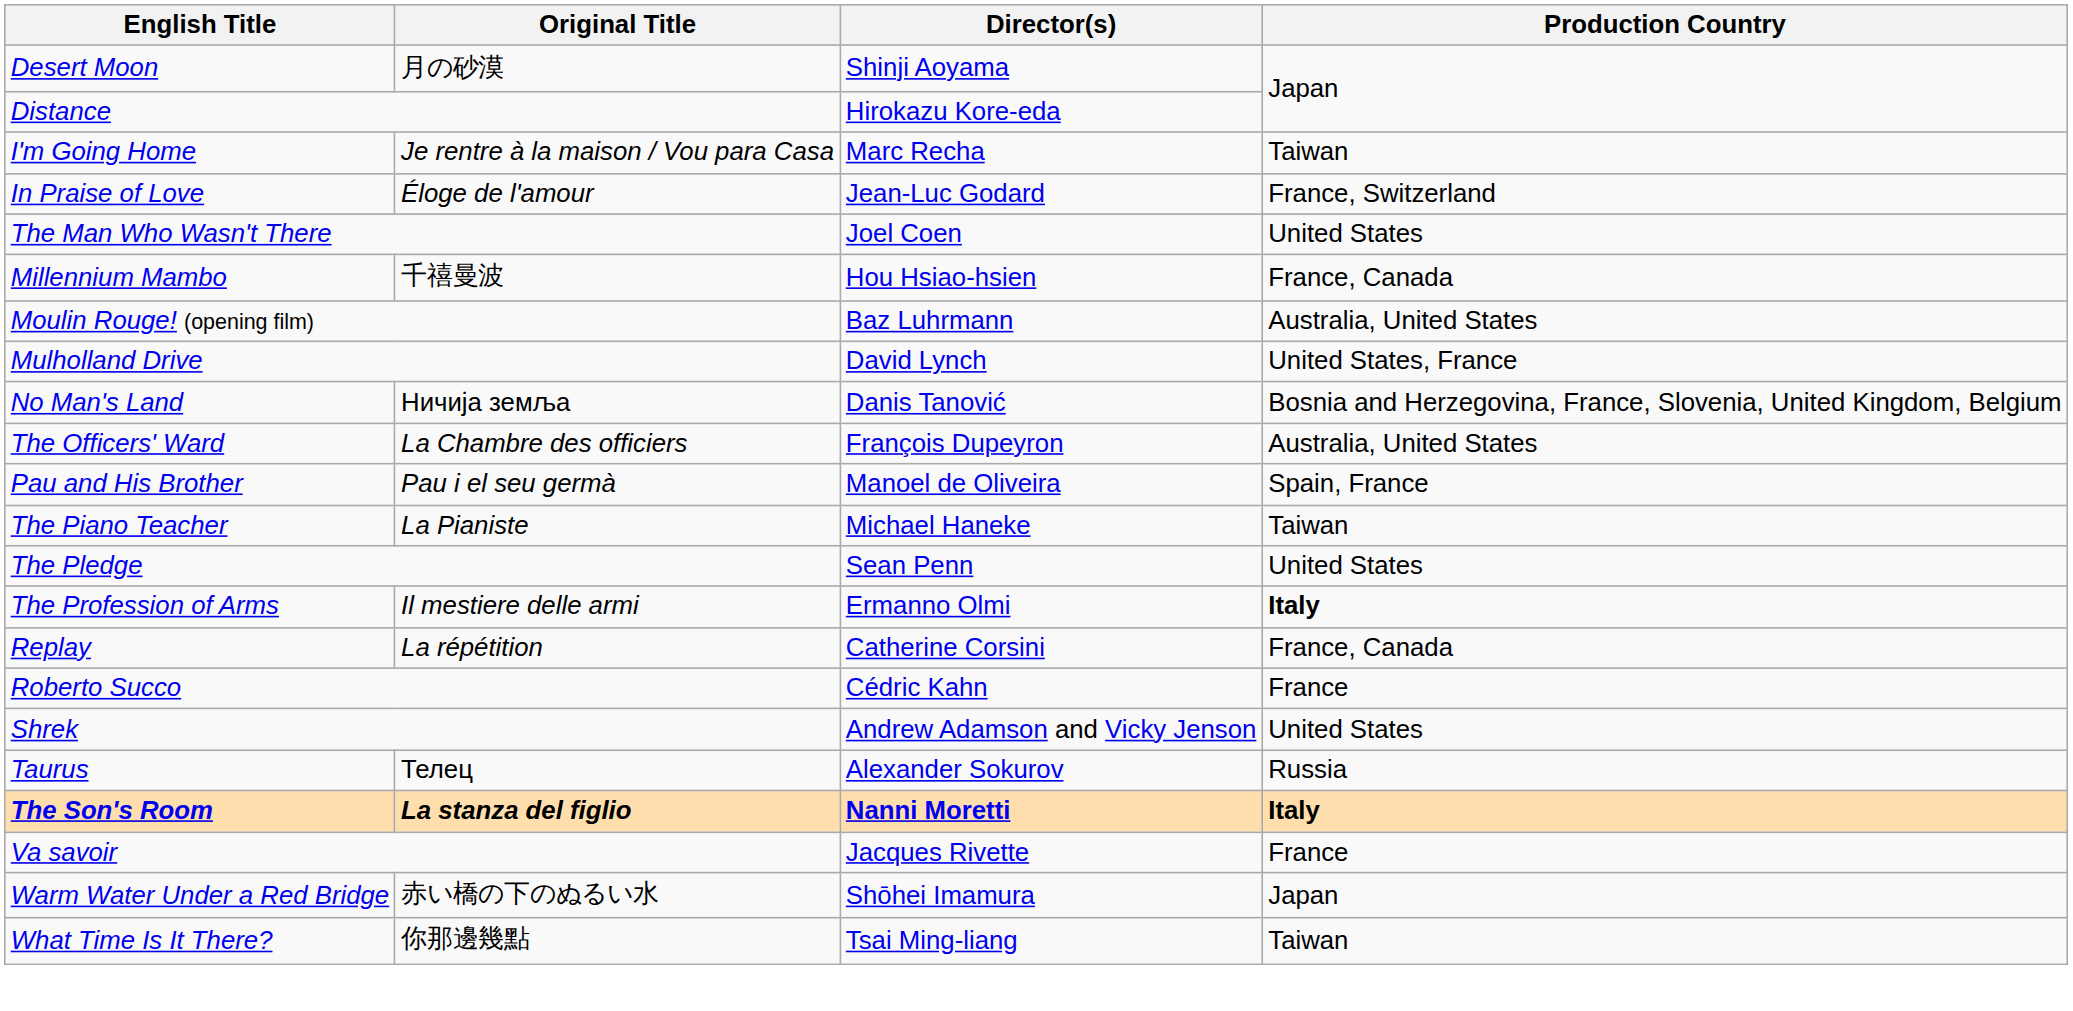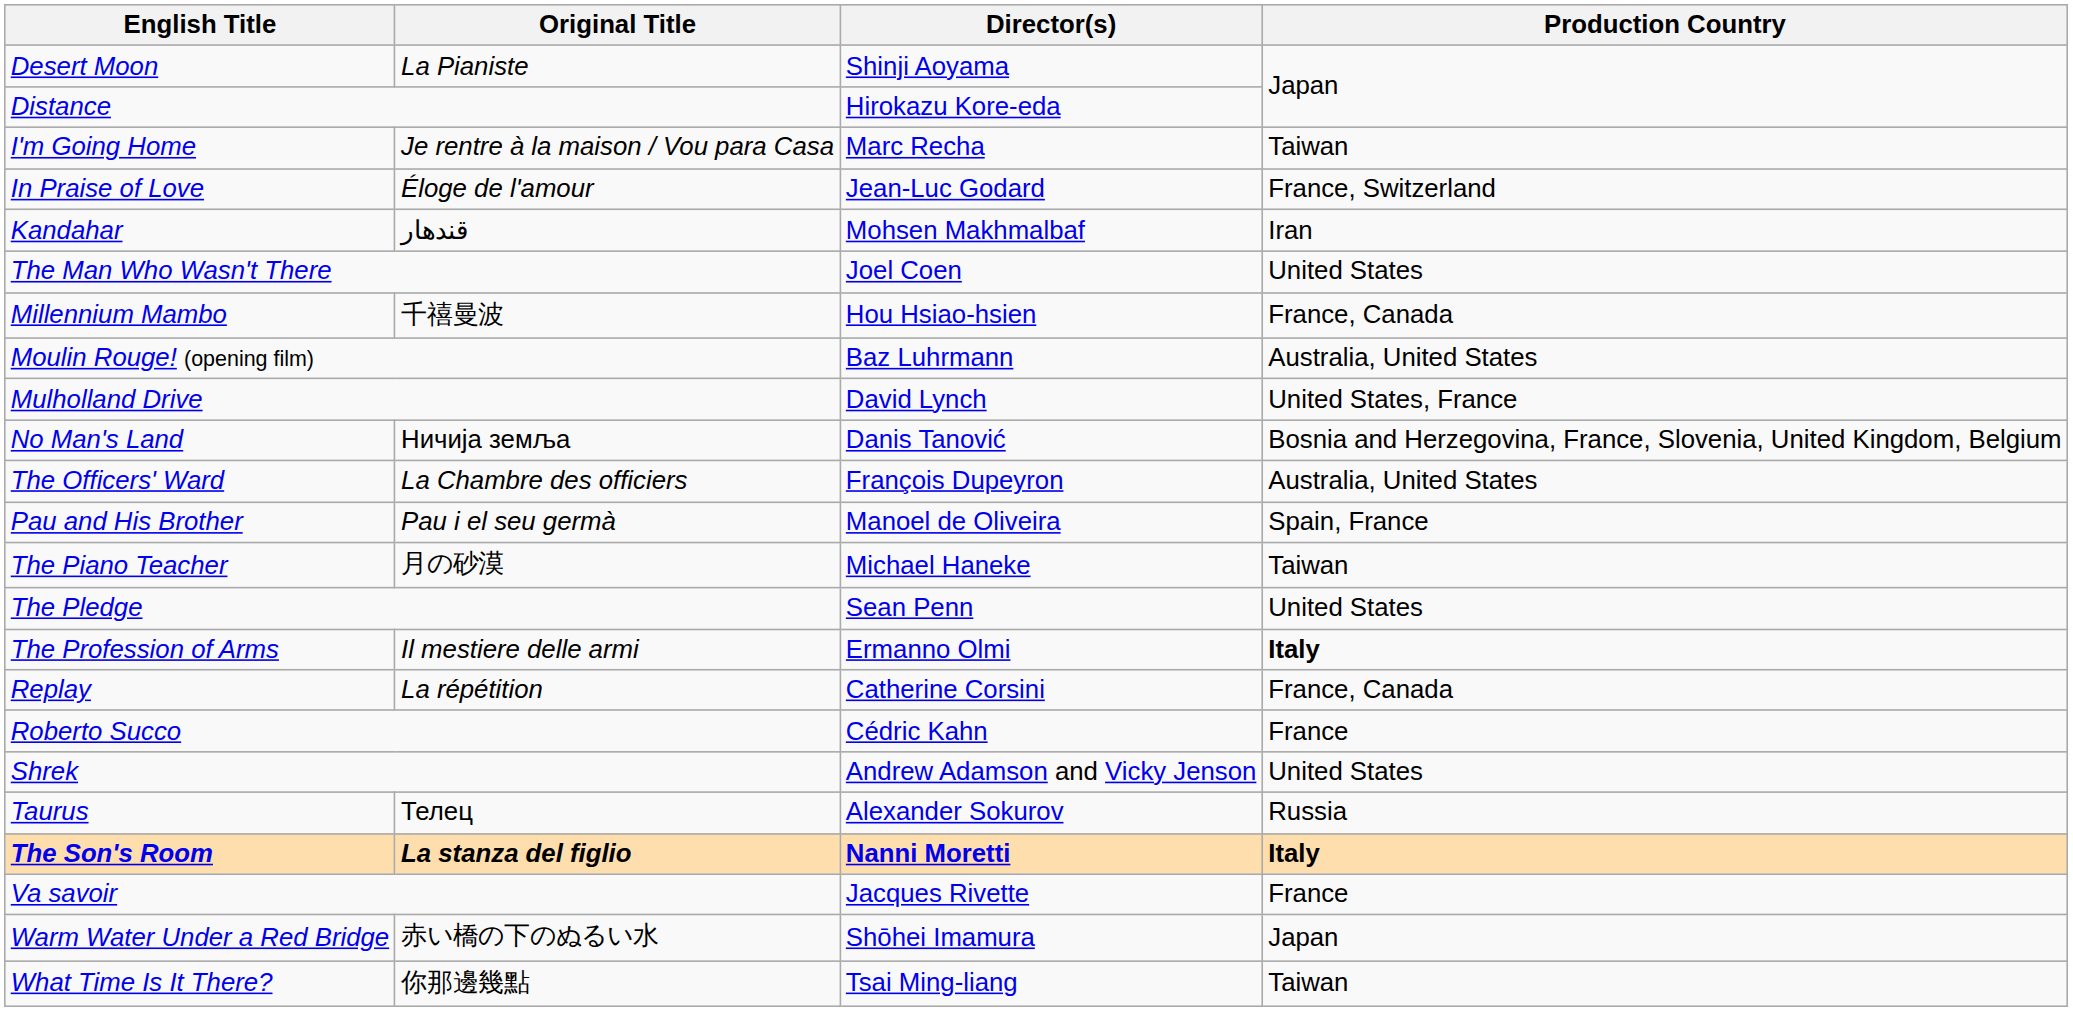(453, 67) 月の砂漠 -> (465, 65) La Pianiste
+ row: (67, 230)
(465, 524) La Pianiste -> (453, 564) 月の砂漠
